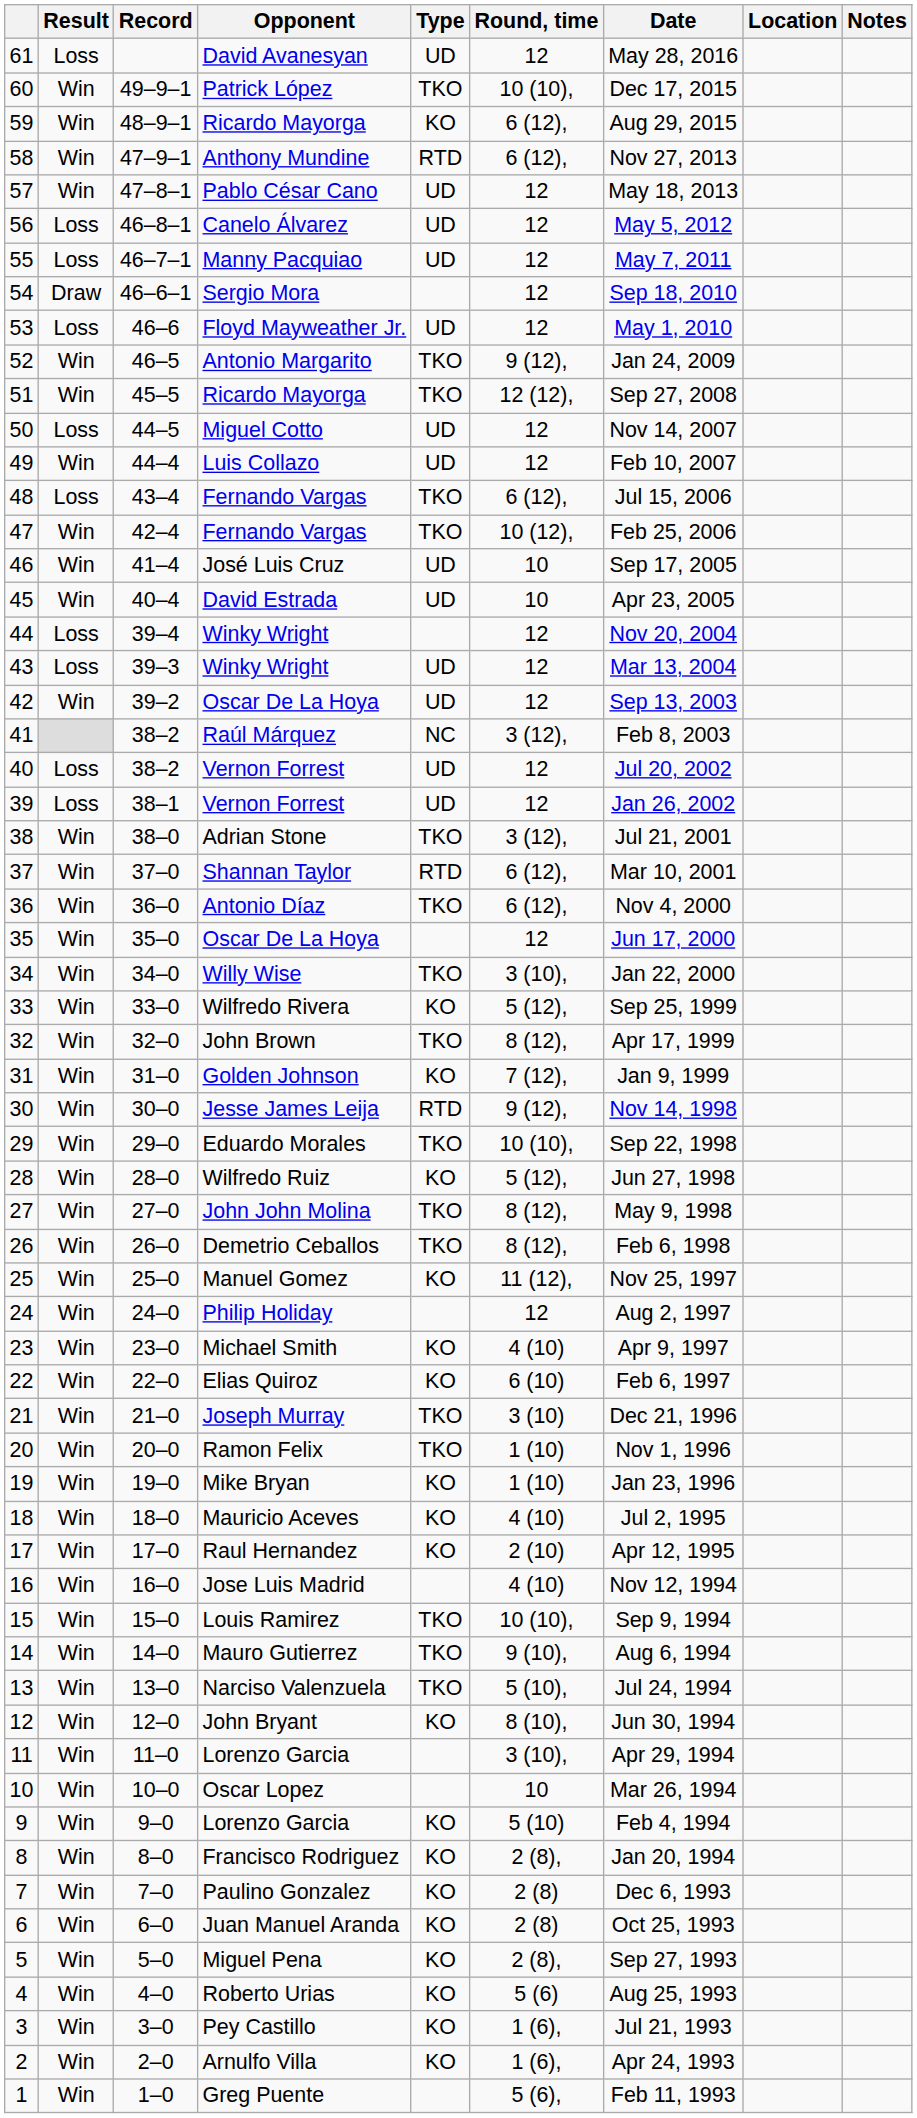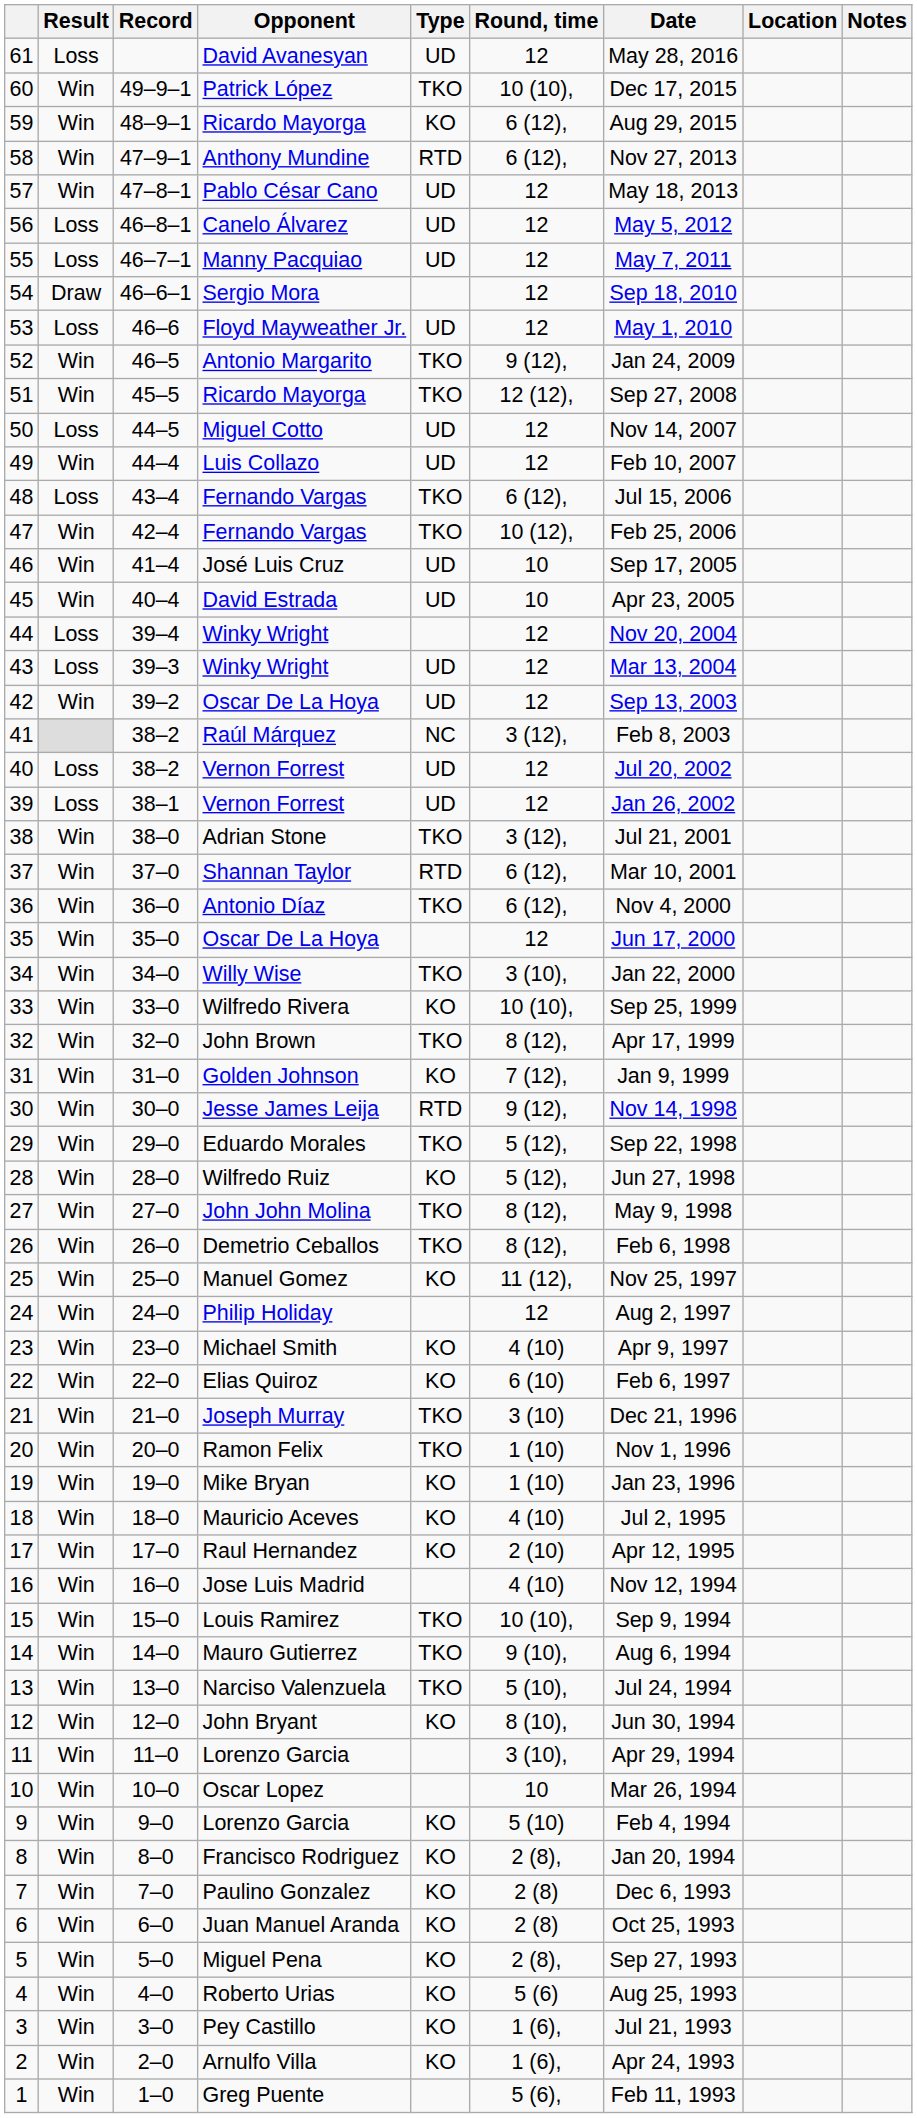(536, 1007) 5 (12), -> (536, 1007) 10 (10),
(536, 1143) 10 (10), -> (536, 1143) 5 (12),
